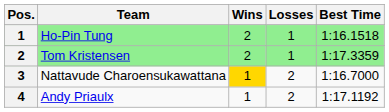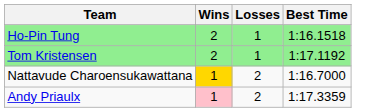- column: (21, 14)
(350, 55) 1:17.3359 -> (317, 55) 1:17.1192
(247, 96) no background -> (214, 96) pink background
(350, 96) 1:17.1192 -> (317, 96) 1:17.3359
